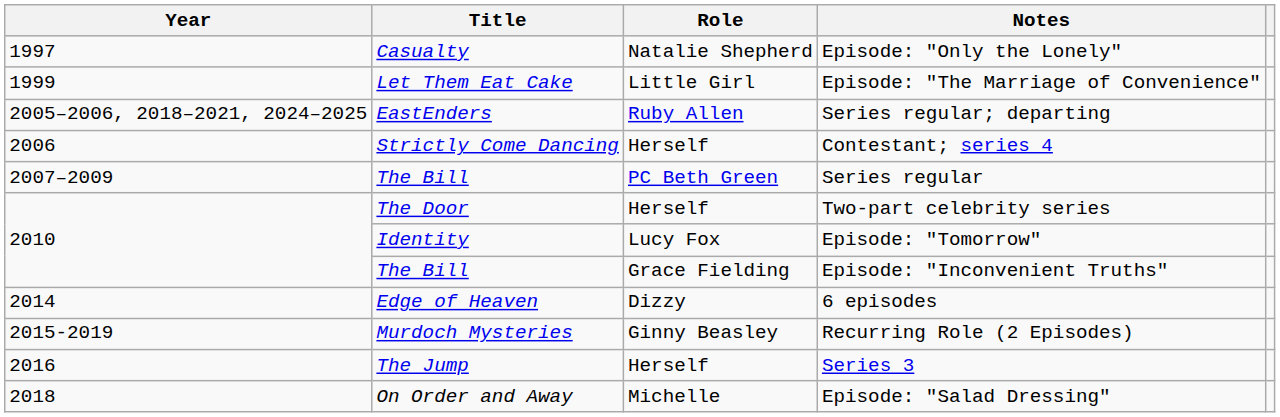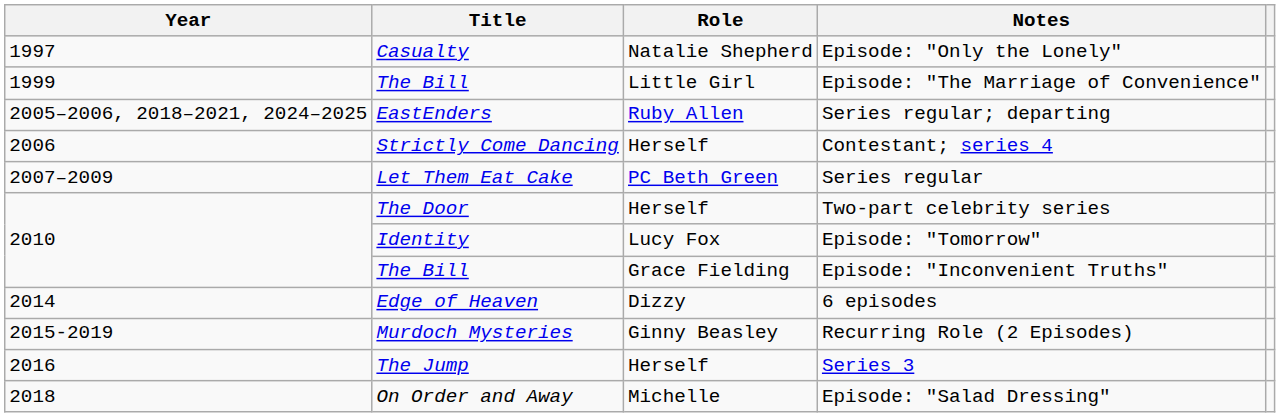(475, 83) Let Them Eat Cake -> (423, 83) The Bill
(423, 177) The Bill -> (475, 177) Let Them Eat Cake
